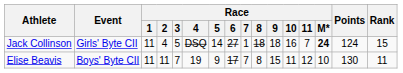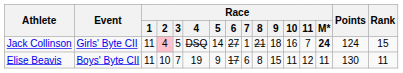(164, 45) no background -> (165, 45) pink background
(259, 45) 18 -> (260, 45) 21
(164, 60) 11 -> (165, 60) 10
(246, 60) 7 -> (247, 60) 6
(323, 60) 10 -> (324, 60) 11
